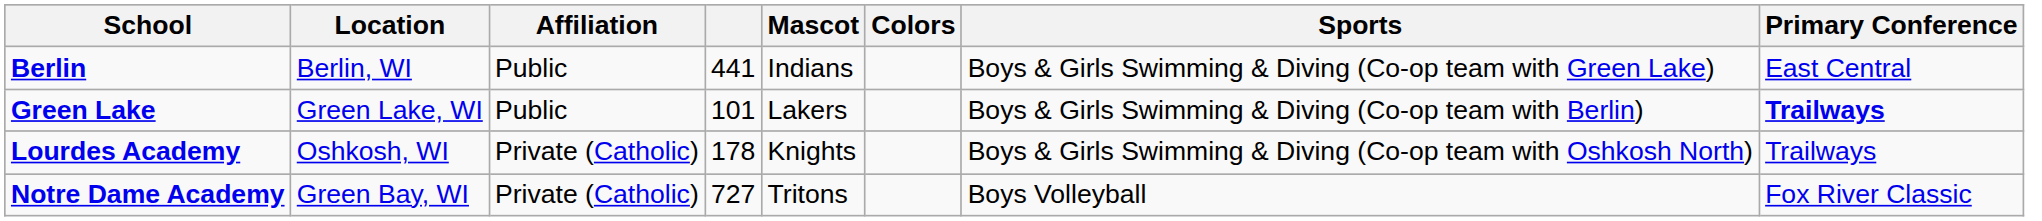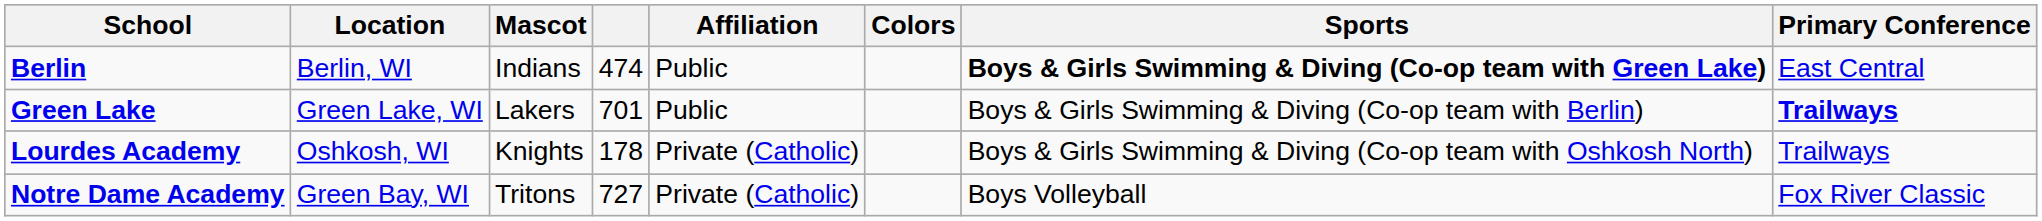columns swapped: (597, 25) <-> (813, 25)
(733, 67) 441 -> (621, 67) 474
(1341, 67) normal -> (1367, 67) bold
(733, 109) 101 -> (621, 109) 701
